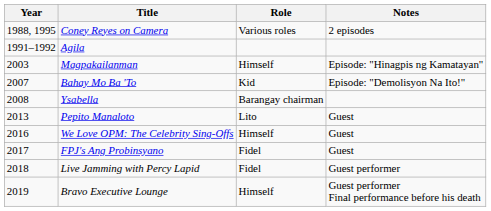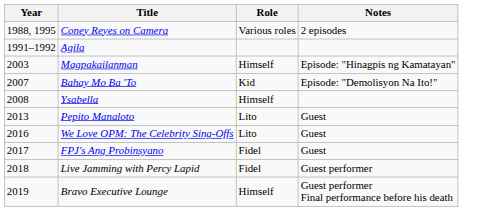(281, 99) Barangay chairman -> (256, 99) Himself
(256, 133) Himself -> (248, 133) Lito
